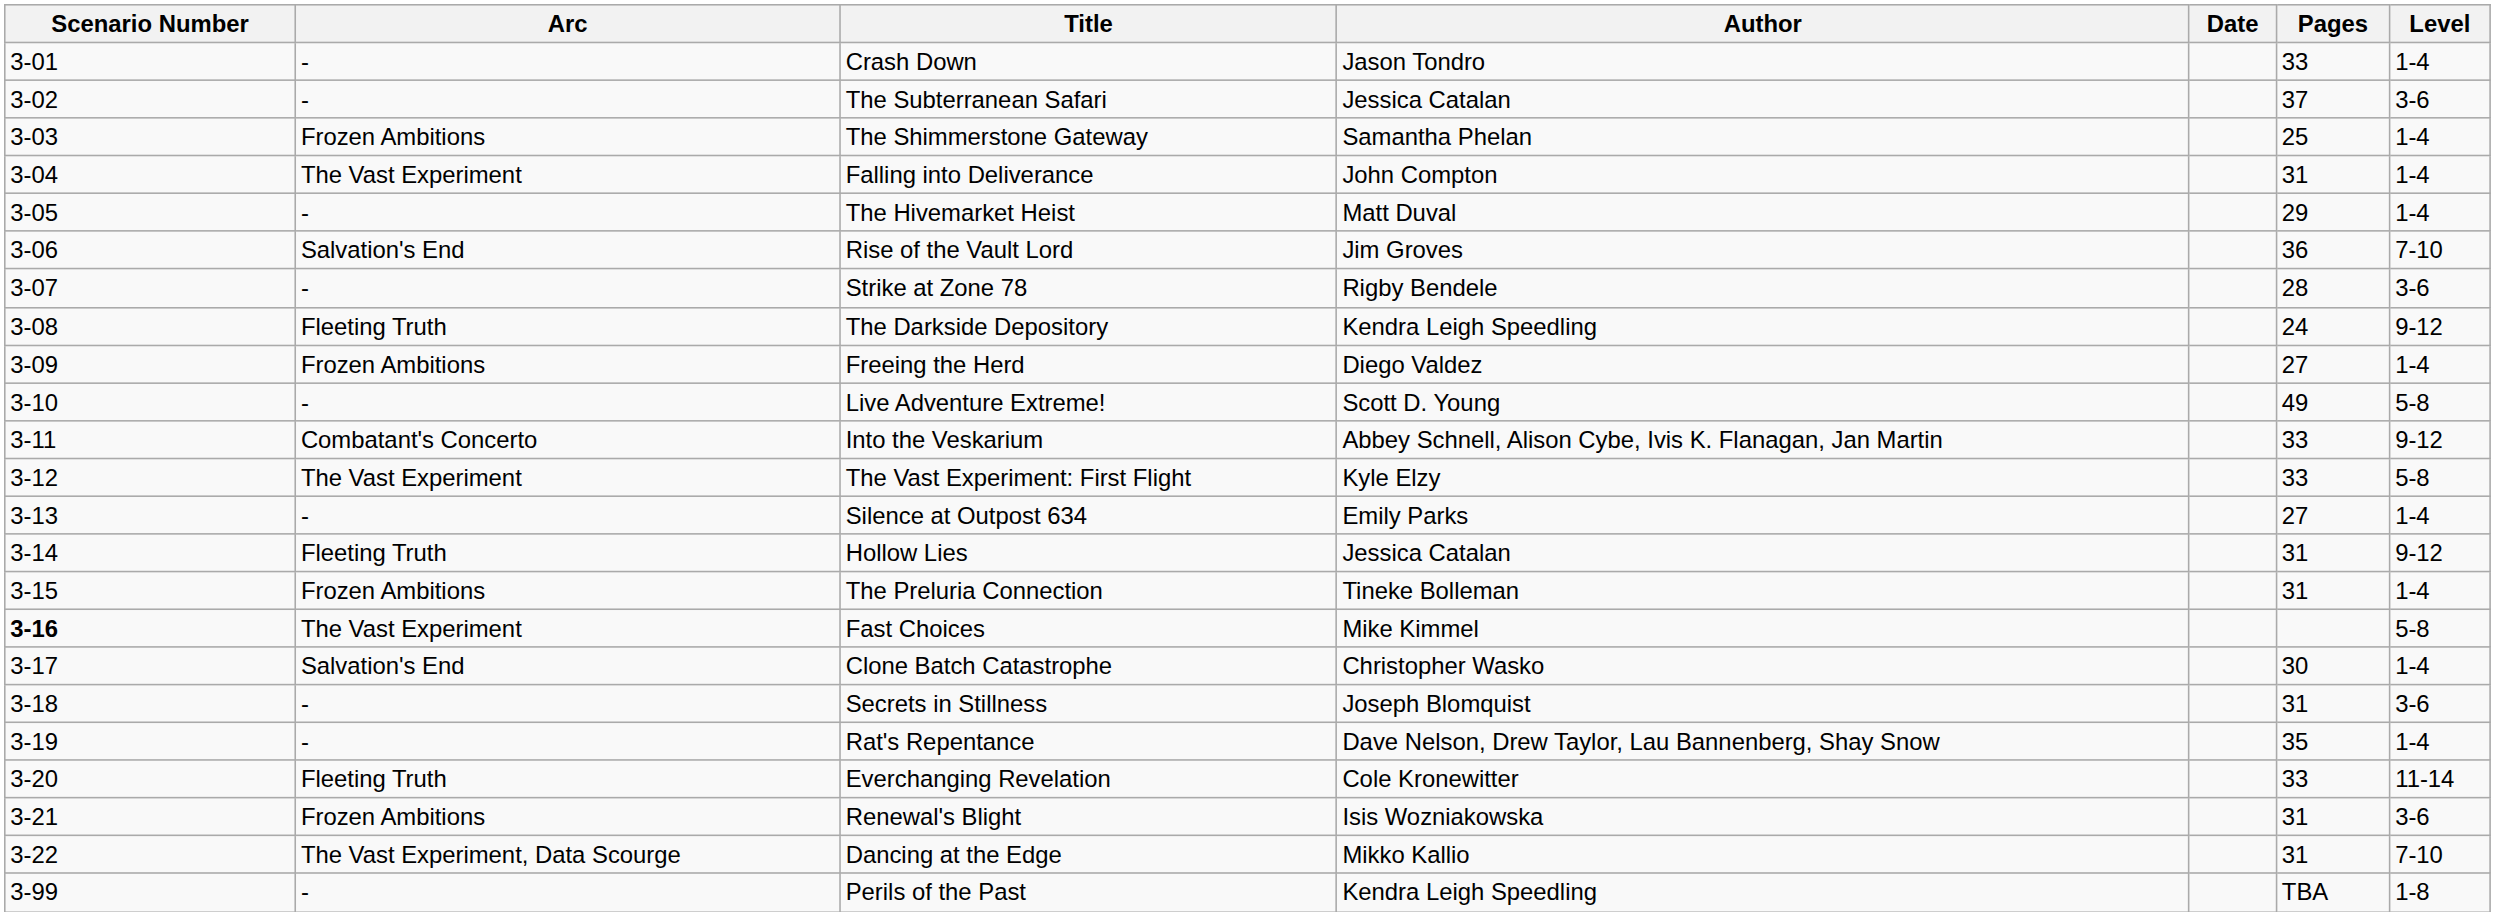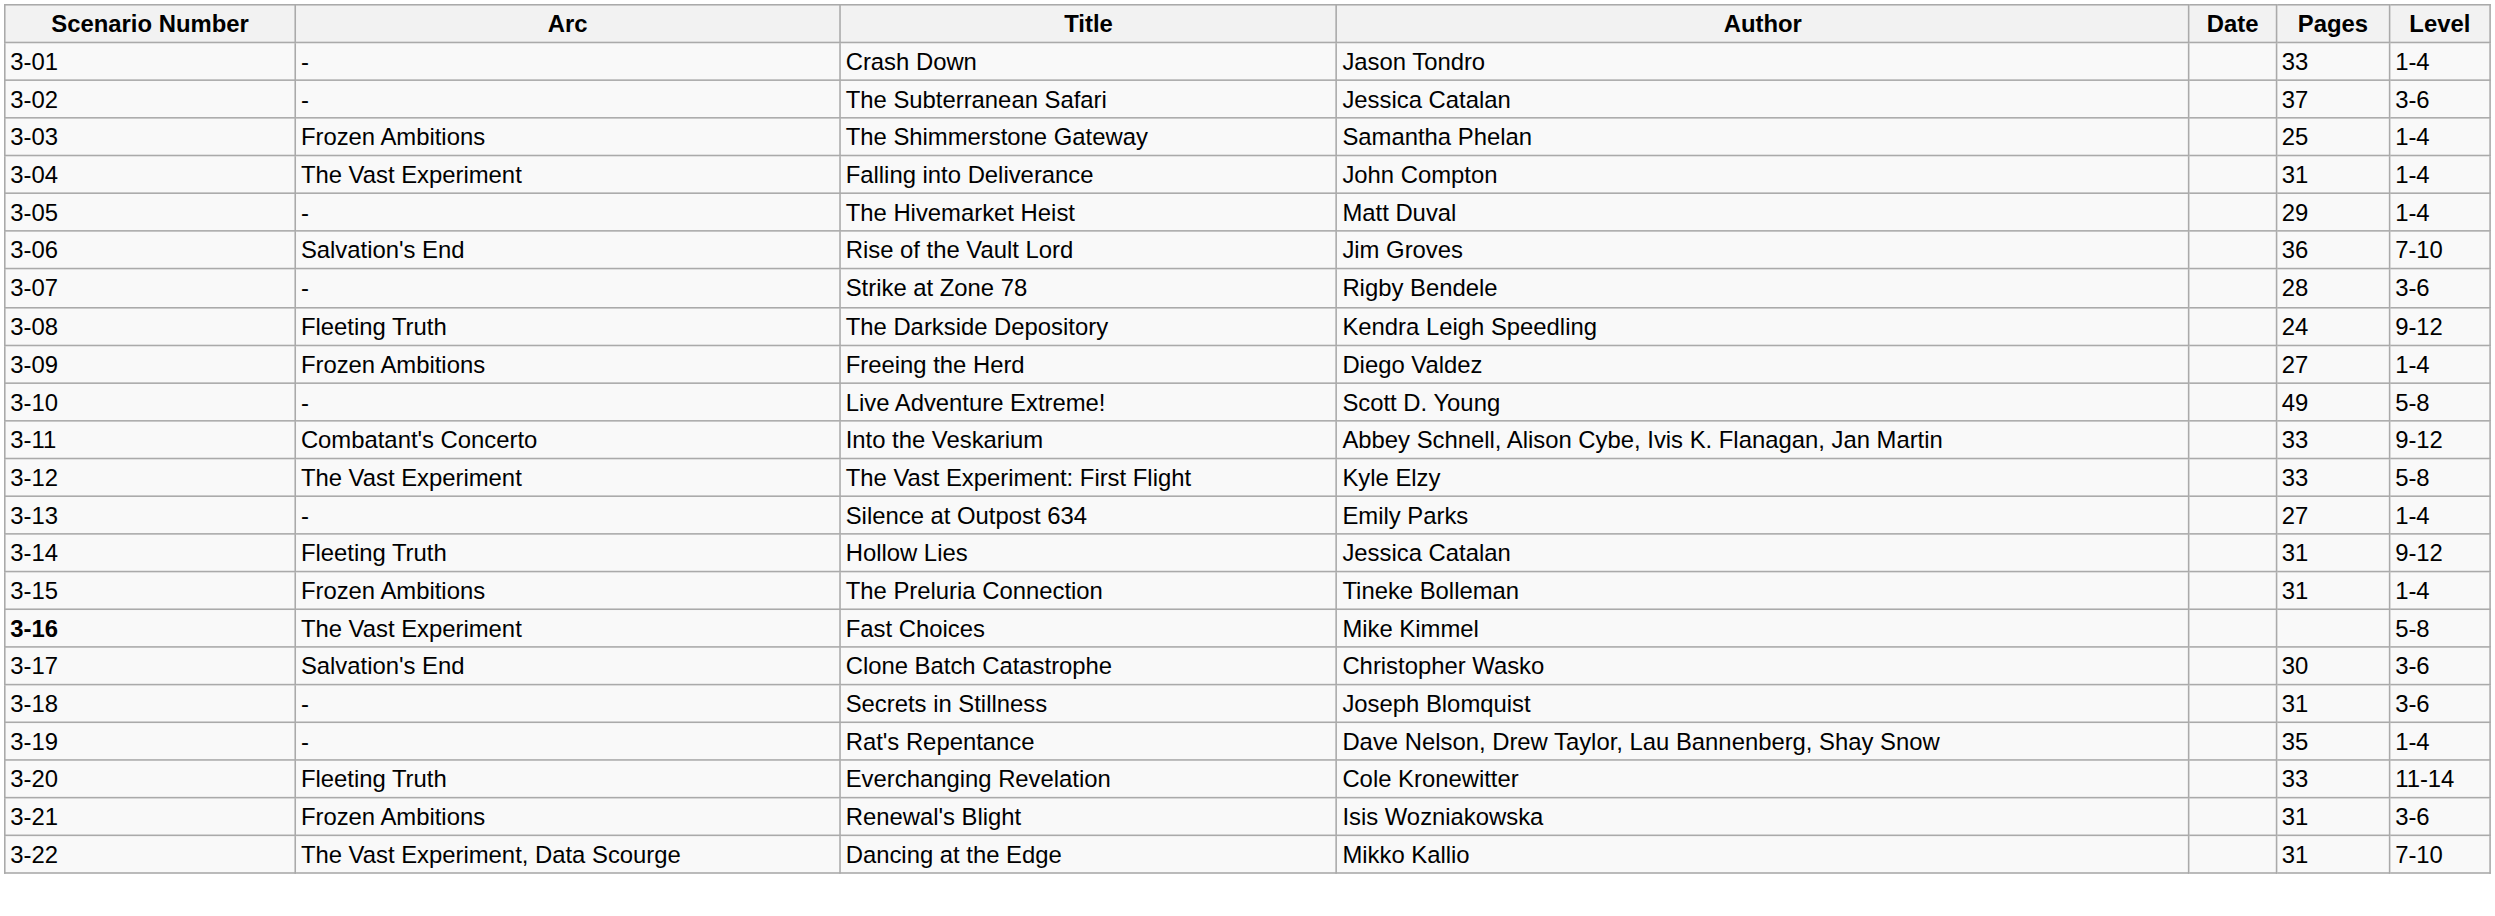(2412, 666) 1-4 -> (2412, 666) 3-6
- row: (936, 893)
